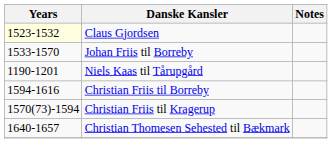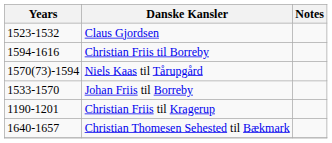(33, 33) lightyellow background -> (33, 33) no background
rows swapped: (139, 52) <-> (147, 90)
(33, 71) 1190-1201 -> (43, 71) 1570(73)-1594
(43, 109) 1570(73)-1594 -> (33, 109) 1190-1201
